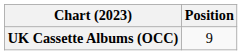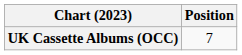(209, 38) 9 -> (209, 38) 7
